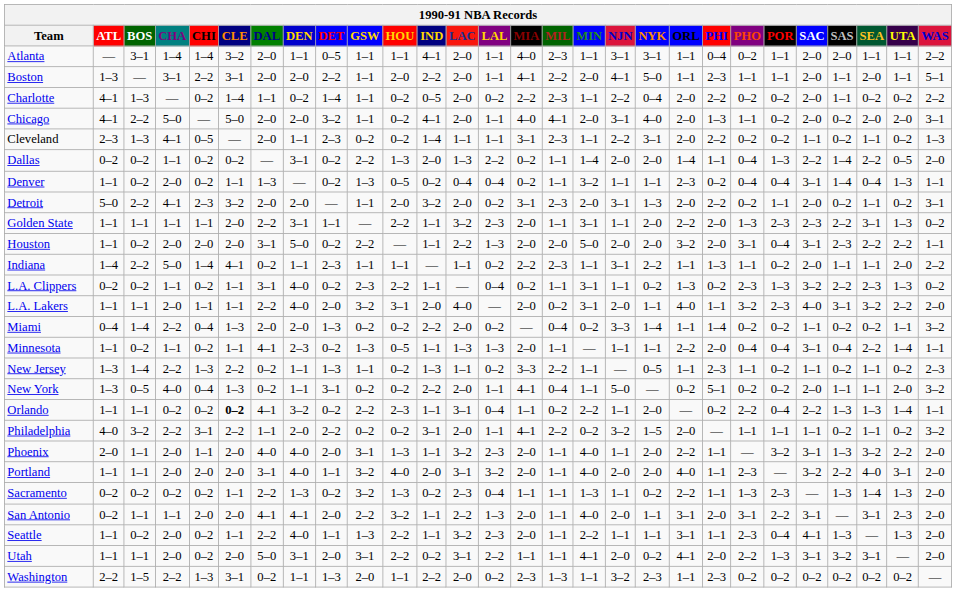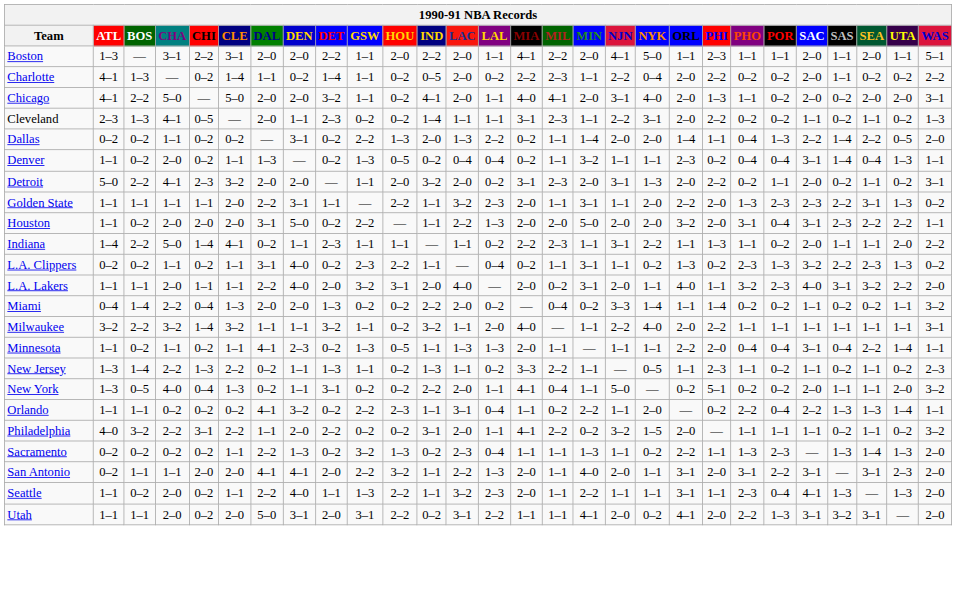- row: (26, 56)
+ row: (36, 327)
(235, 410) bold -> (235, 410) normal
- row: (28, 451)
- row: (29, 472)
- row: (37, 576)
